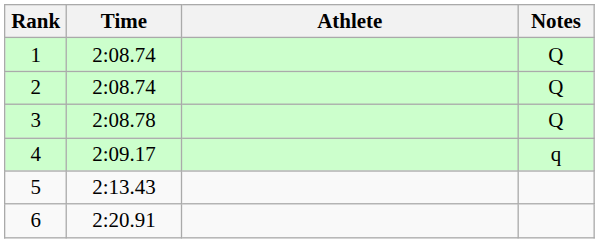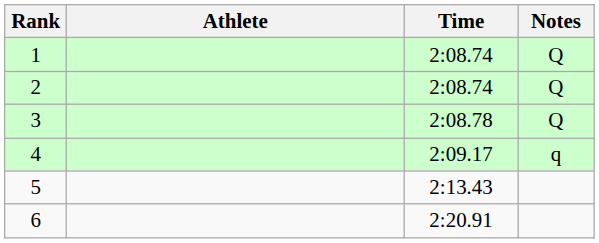columns swapped: (350, 21) <-> (124, 21)
